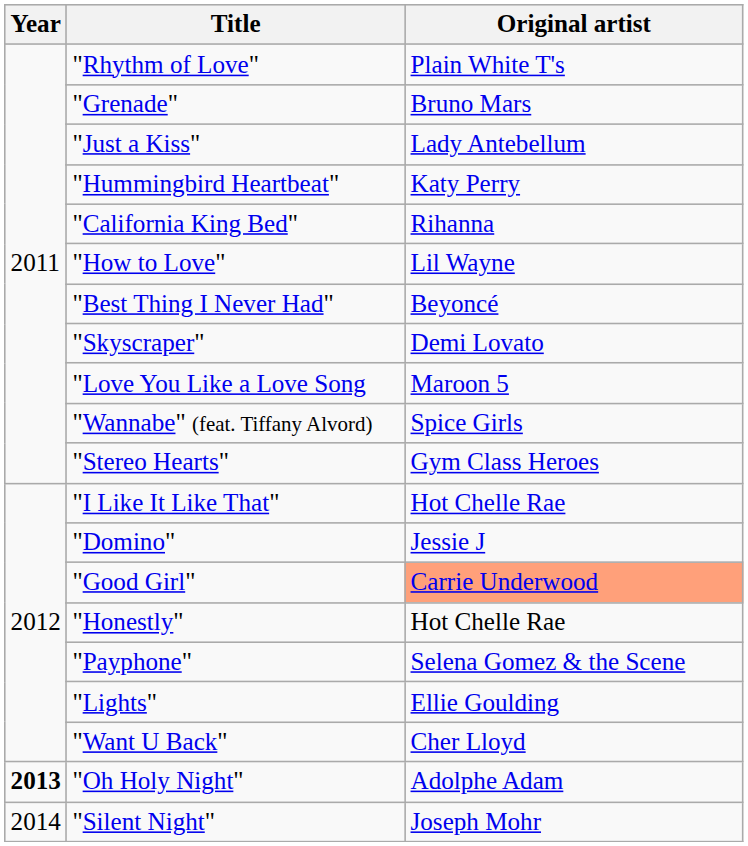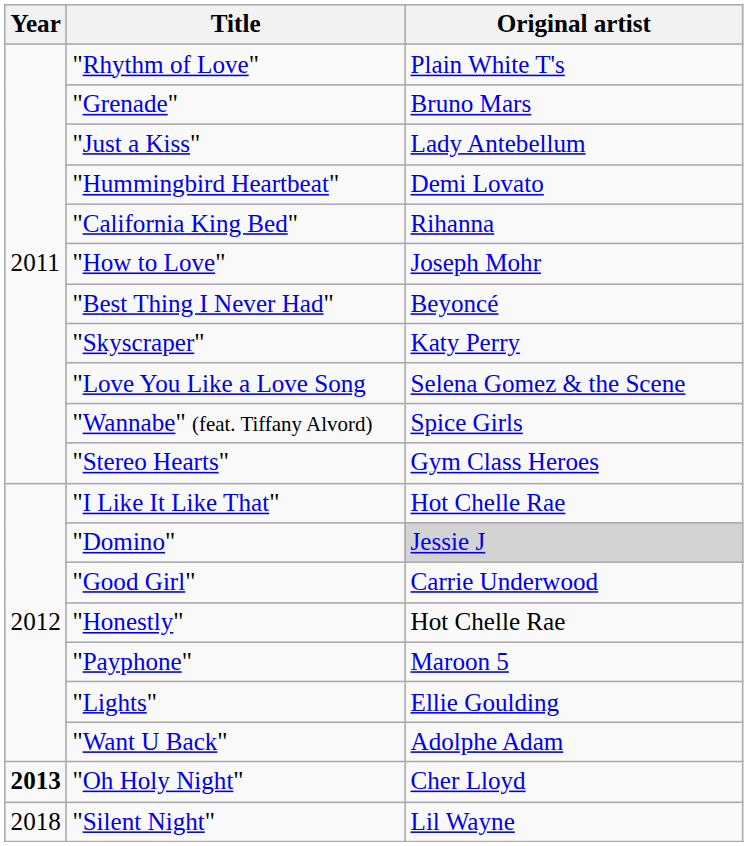(465, 183) Katy Perry -> (477, 183) Demi Lovato
(463, 263) Lil Wayne -> (476, 263) Joseph Mohr
(477, 343) Demi Lovato -> (465, 343) Katy Perry
(460, 382) Maroon 5 -> (548, 382) Selena Gomez & the Scene
(448, 542) no background -> (448, 542) lightgrey background
(504, 582) lightsalmon background -> (504, 582) no background
(548, 661) Selena Gomez & the Scene -> (460, 661) Maroon 5
(468, 741) Cher Lloyd -> (487, 741) Adolphe Adam
(487, 781) Adolphe Adam -> (468, 781) Cher Lloyd
(36, 821) 2014 -> (36, 821) 2018
(476, 821) Joseph Mohr -> (463, 821) Lil Wayne
